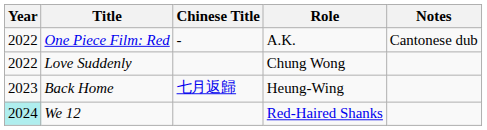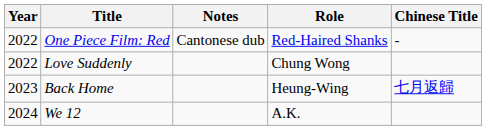columns swapped: (218, 16) <-> (434, 16)
(281, 39) A.K. -> (330, 39) Red-Haired Shanks
(23, 113) paleturquoise background -> (23, 113) no background
(325, 113) Red-Haired Shanks -> (286, 113) A.K.
